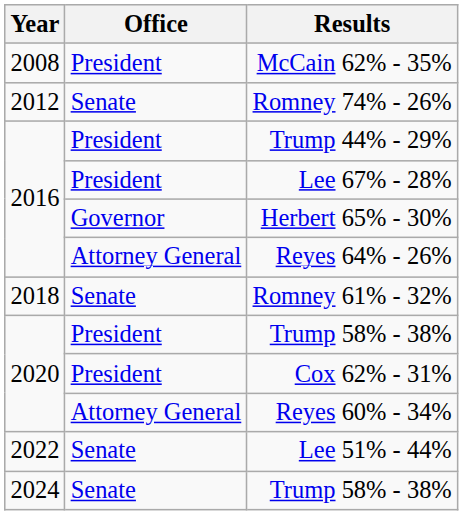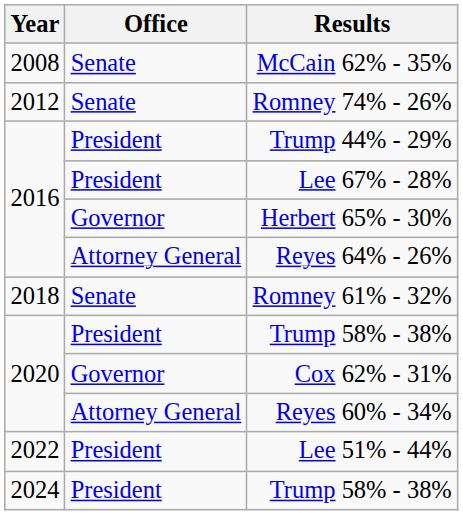(116, 62) President -> (103, 62) Senate
(116, 373) President -> (118, 373) Governor
(103, 450) Senate -> (116, 450) President
(103, 489) Senate -> (116, 489) President
